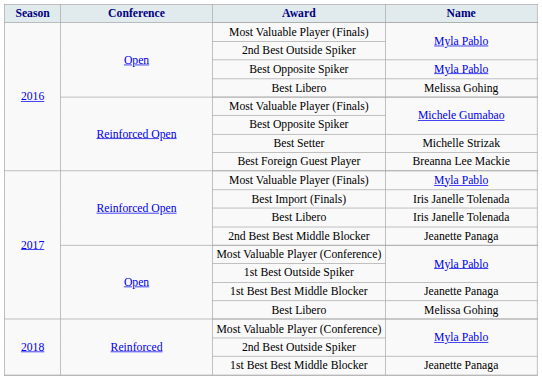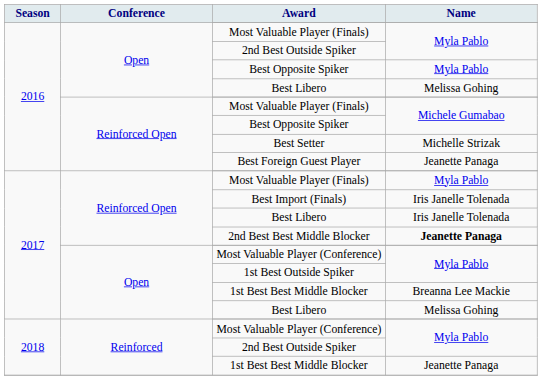(461, 161) Breanna Lee Mackie -> (461, 161) Jeanette Panaga
(461, 236) normal -> (461, 236) bold
(461, 291) Jeanette Panaga -> (461, 291) Breanna Lee Mackie
